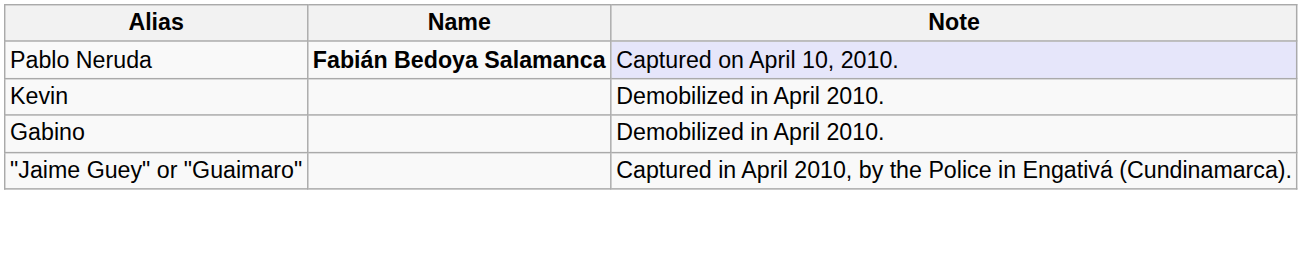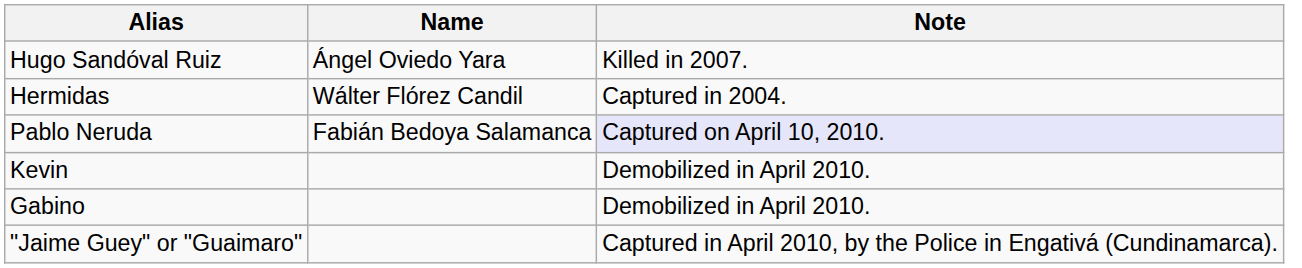+ row: (116, 59)
+ row: (60, 96)
(459, 59) bold -> (452, 133) normal
